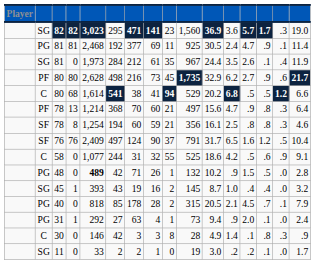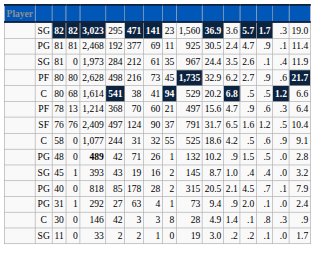(267, 109) .8 -> (267, 109) .6
- row: (59, 125)
